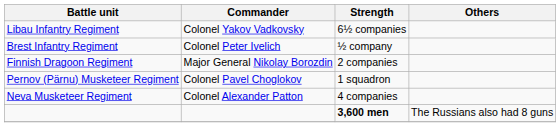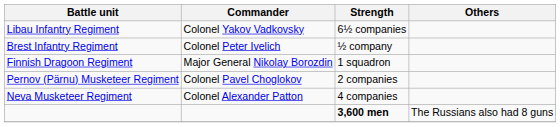(367, 63) 2 companies -> (364, 63) 1 squadron
(364, 79) 1 squadron -> (367, 79) 2 companies
